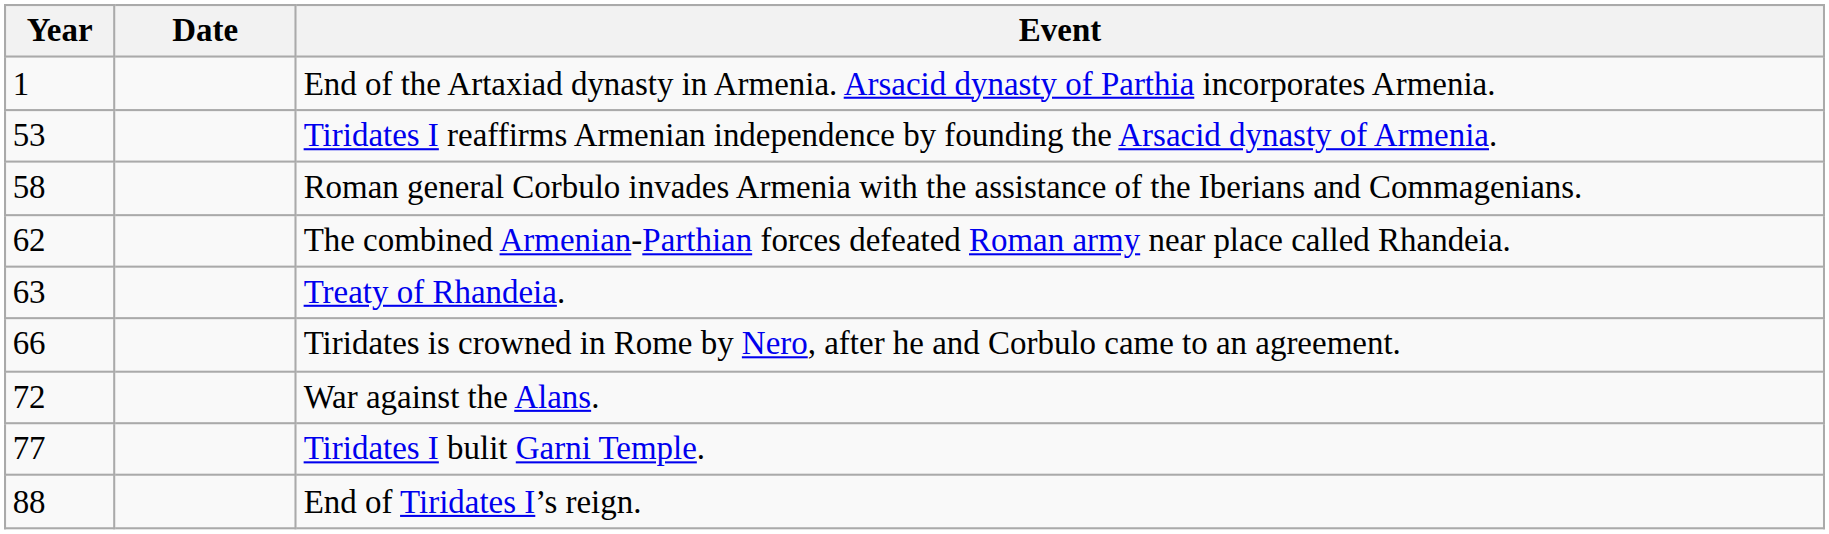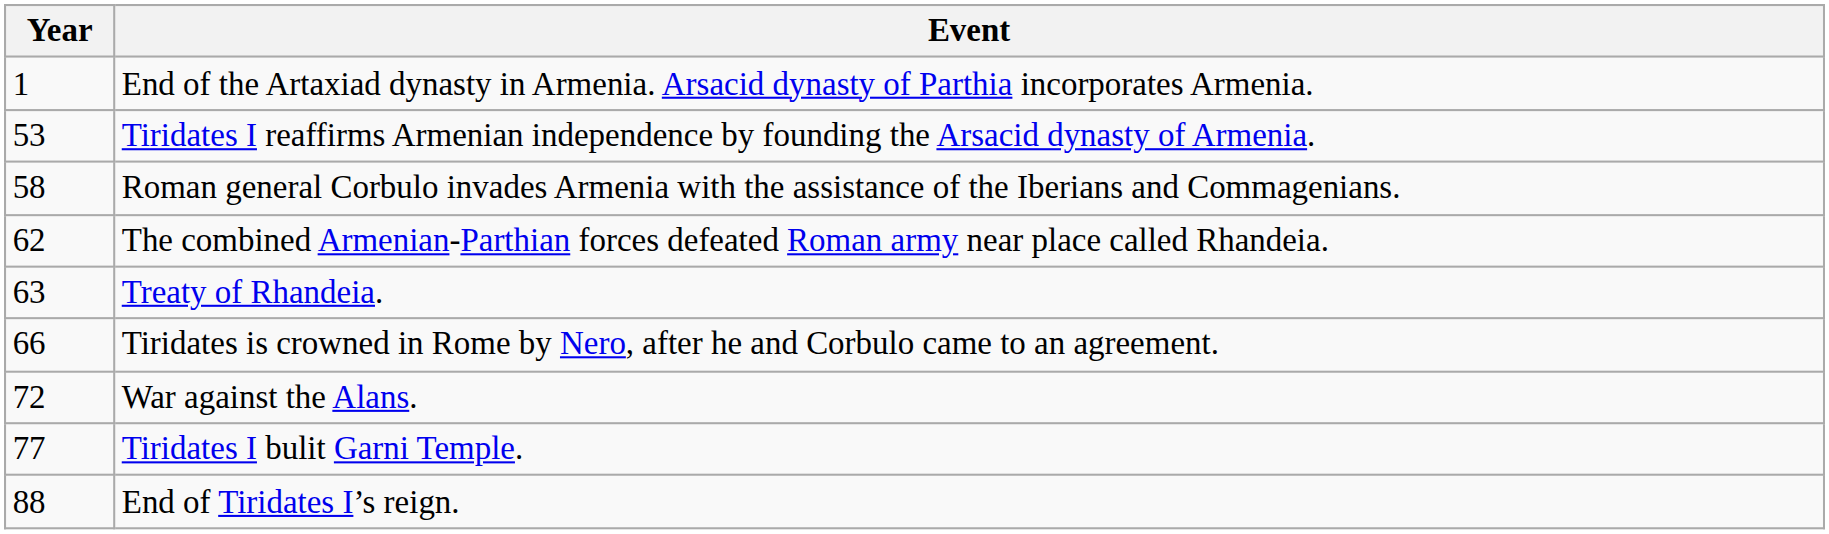- column: (205, 30)
